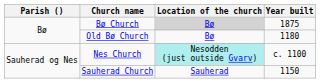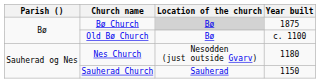(290, 37) 1180 -> (290, 37) c. 1100
(209, 54) paleturquoise background -> (209, 54) no background
(290, 54) c. 1100 -> (290, 54) 1180
